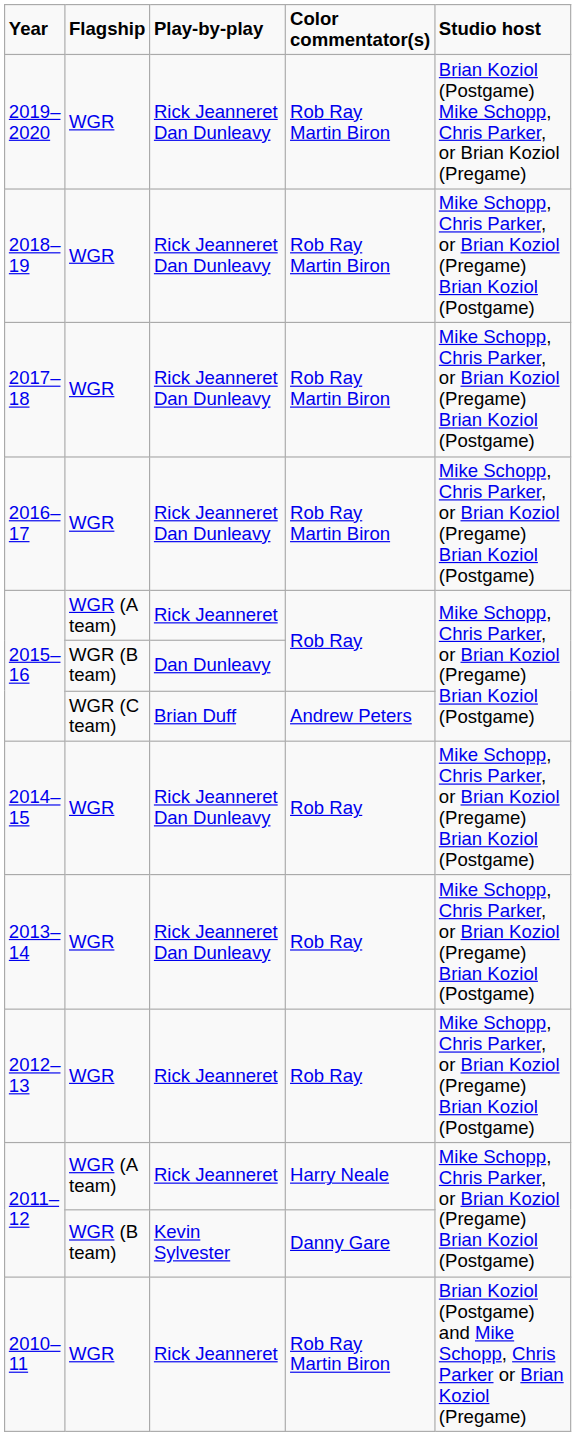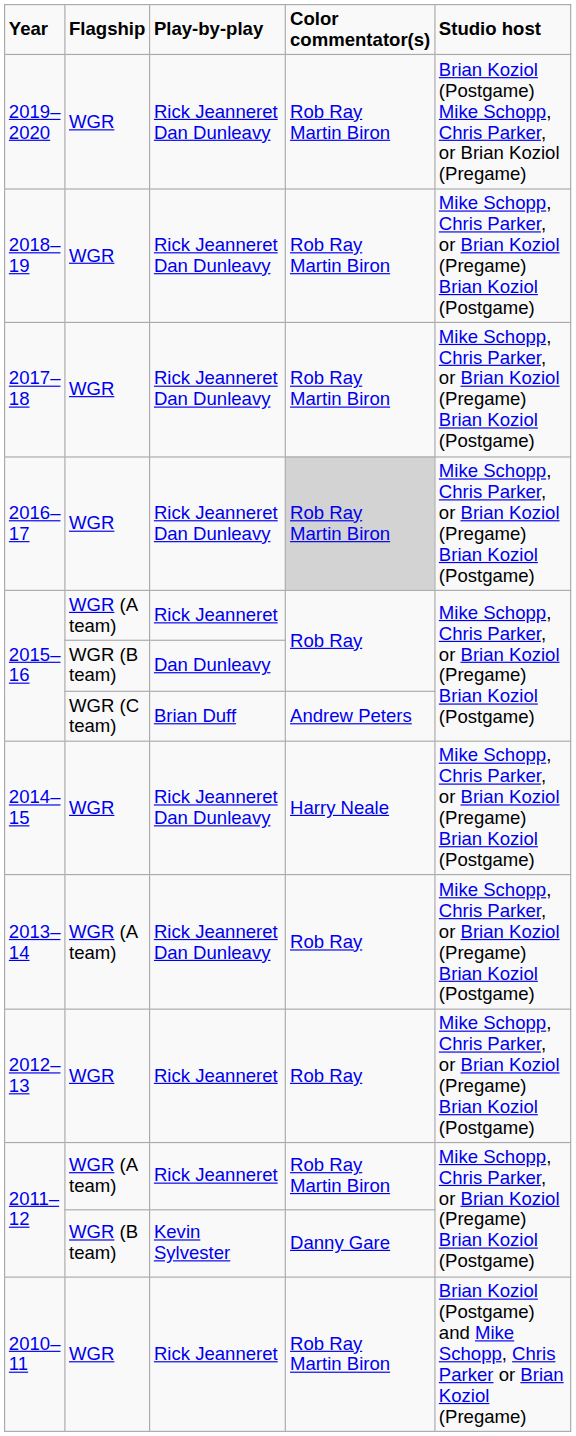(340, 523) no background -> (340, 523) lightgrey background
(326, 808) Rob Ray -> (340, 808) Harry Neale
(92, 941) WGR -> (104, 941) WGR (A team)
(340, 1176) Harry Neale -> (340, 1176) Rob Ray Martin Biron
